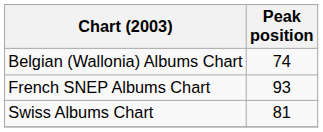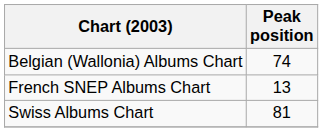(282, 87) 93 -> (282, 87) 13
